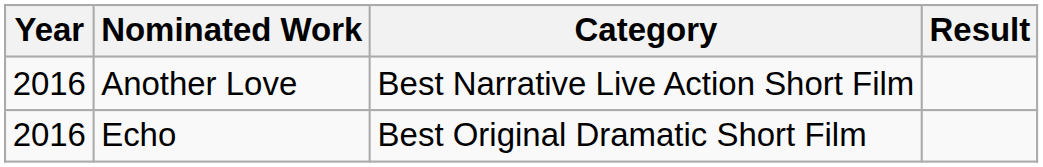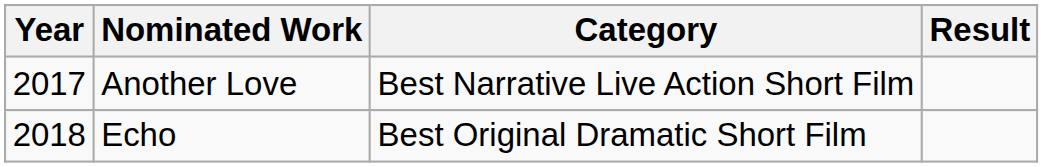(49, 82) 2016 -> (49, 82) 2017
(49, 135) 2016 -> (49, 135) 2018
